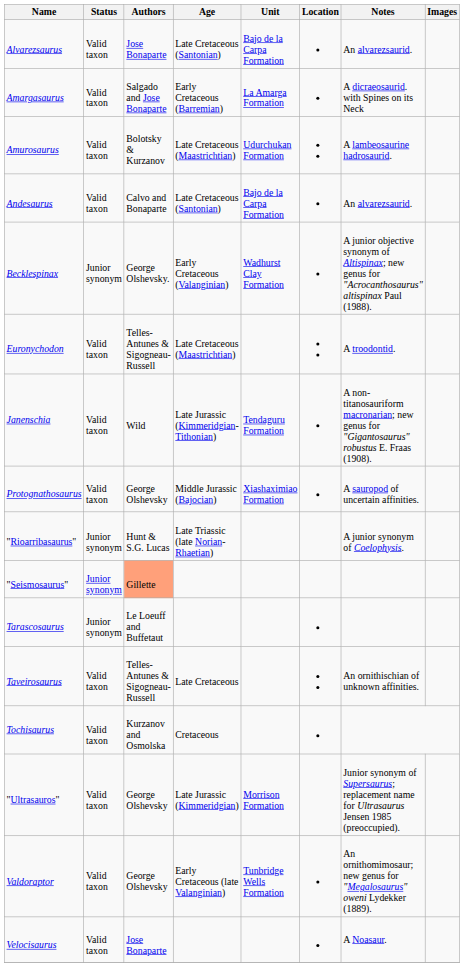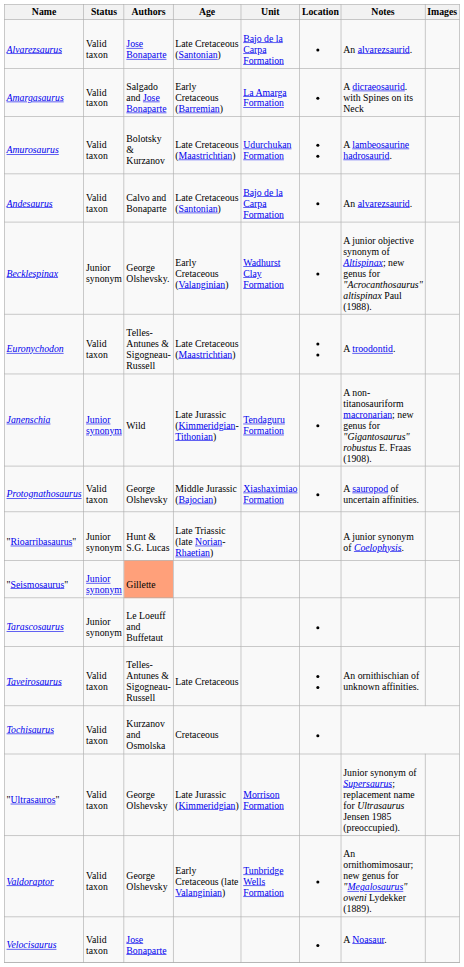(97, 425) Valid taxon -> (104, 425) Junior synonym
